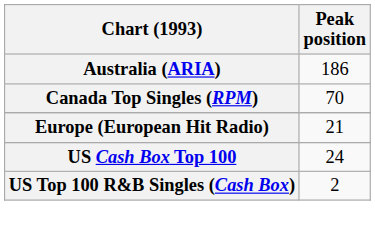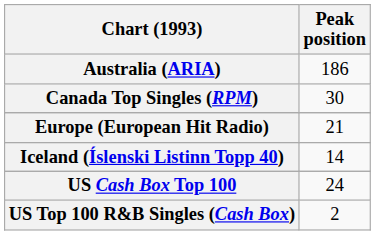(335, 98) 70 -> (335, 98) 30
+ row: (152, 156)
